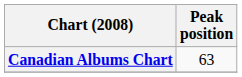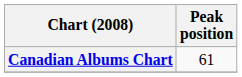(207, 59) 63 -> (207, 59) 61
